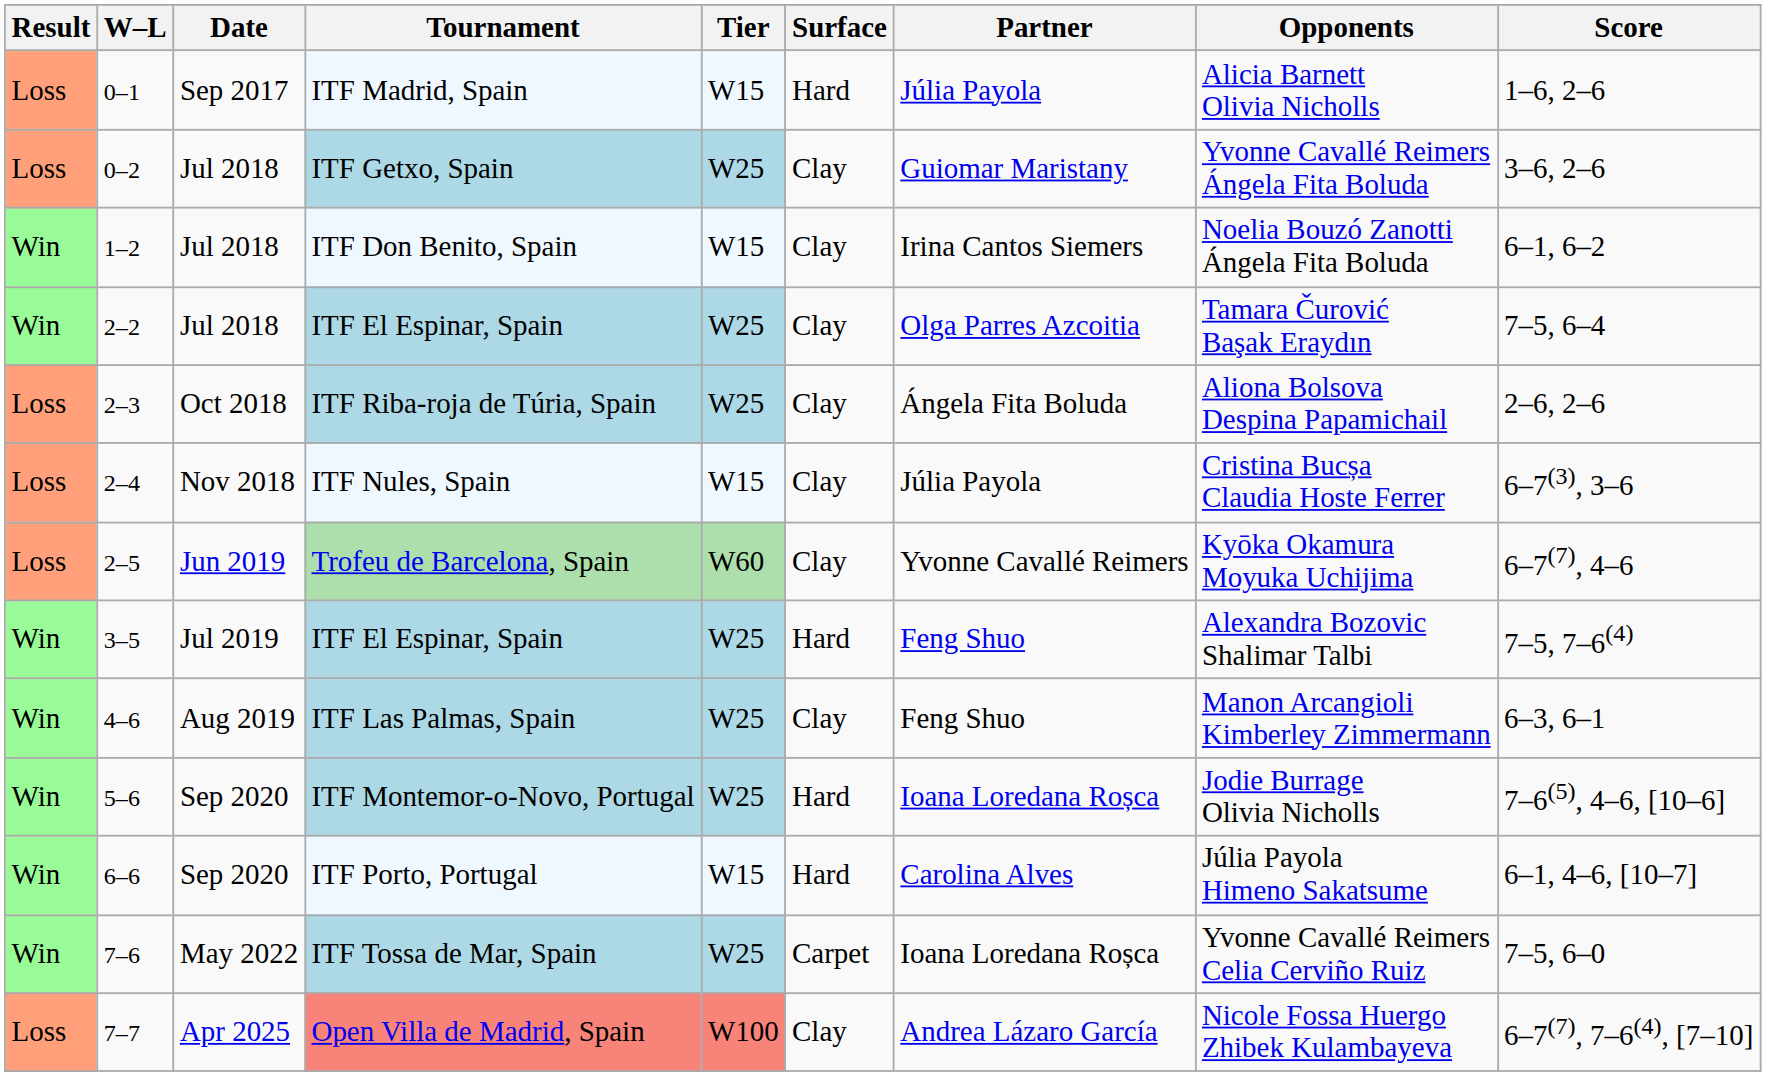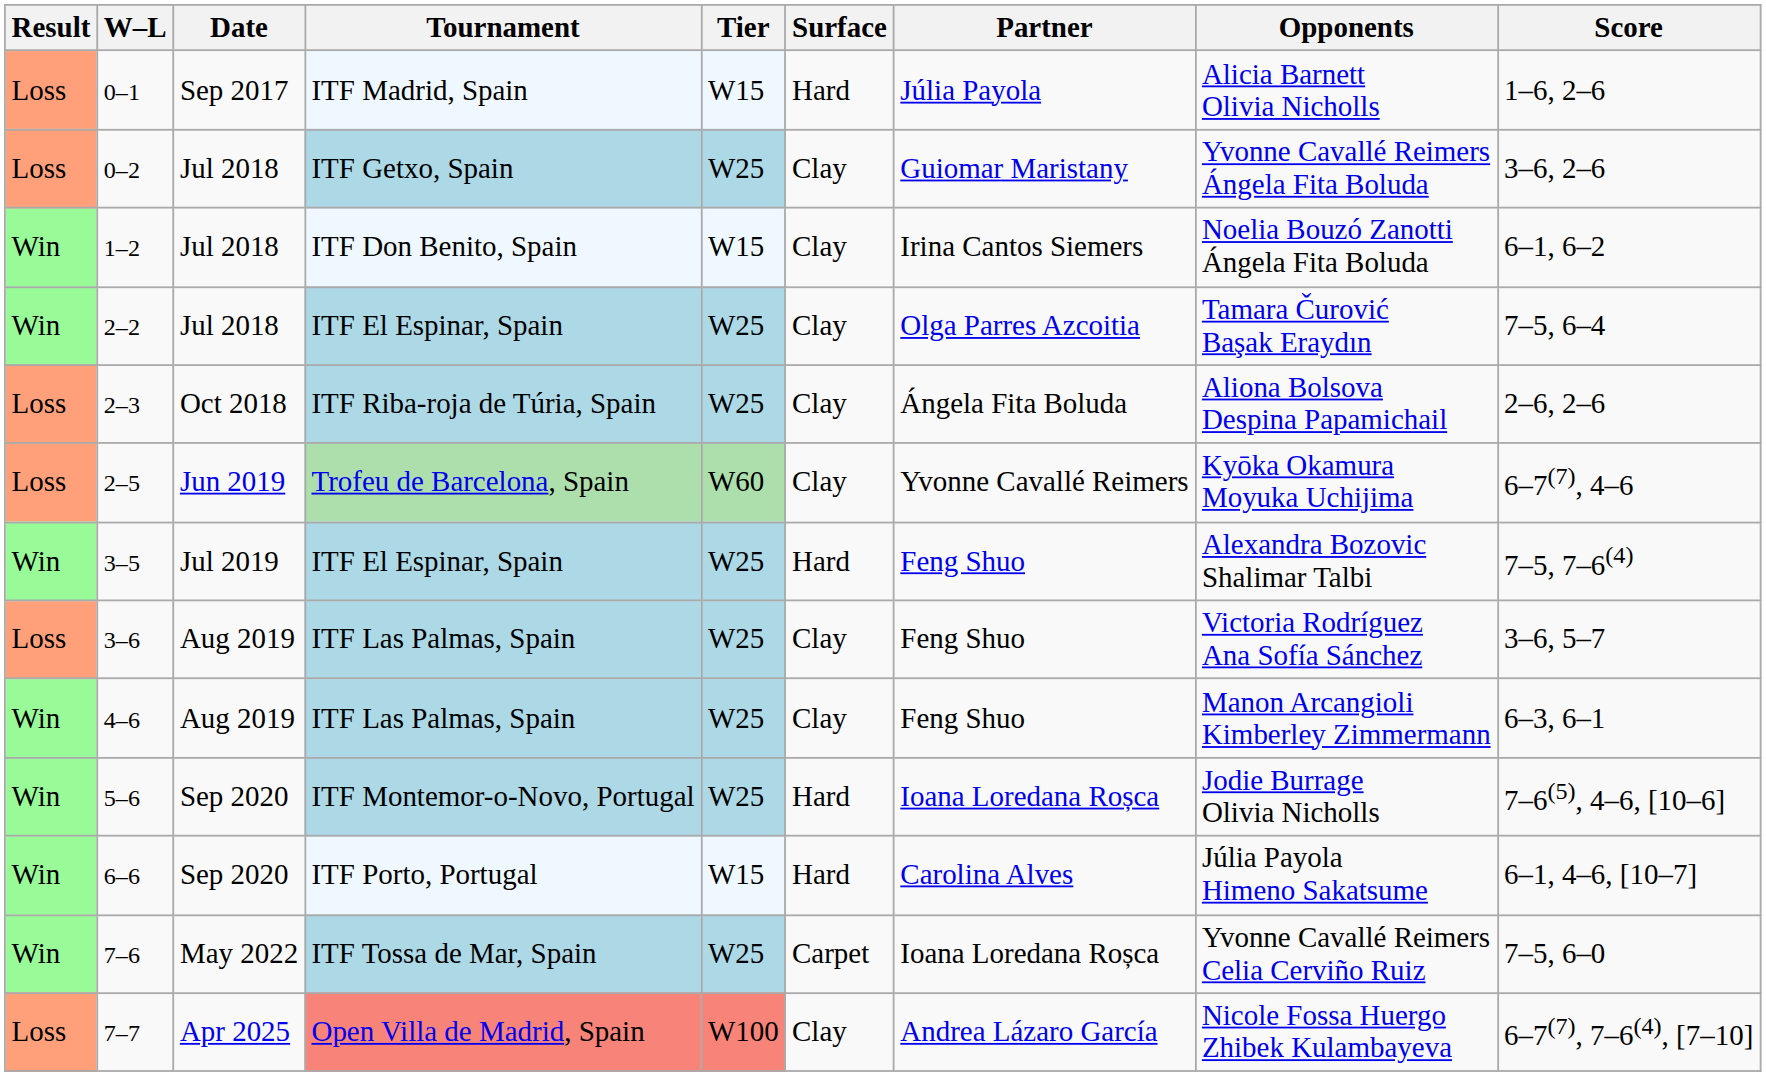- row: (122, 484)
+ row: (122, 641)
